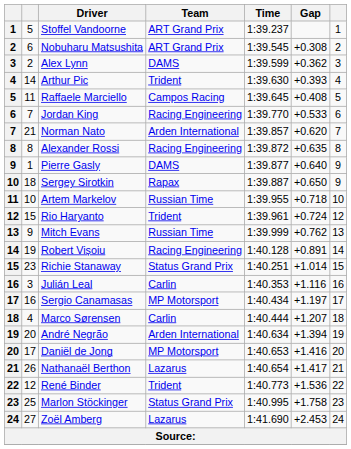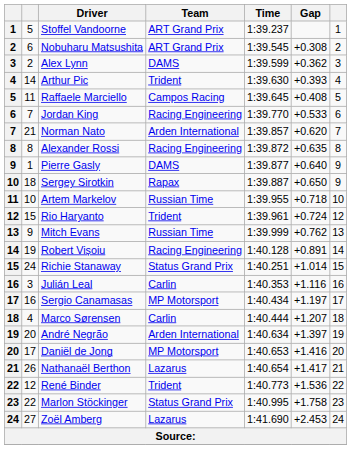(30, 266) 23 -> (30, 266) 24
(310, 334) +1.394 -> (310, 334) +1.397
(30, 402) 25 -> (30, 402) 22
